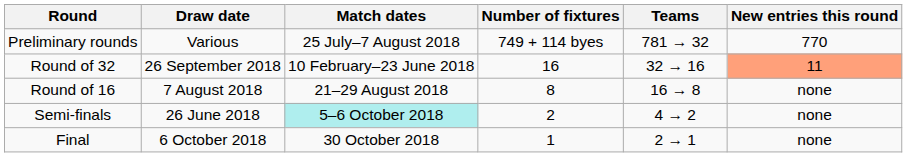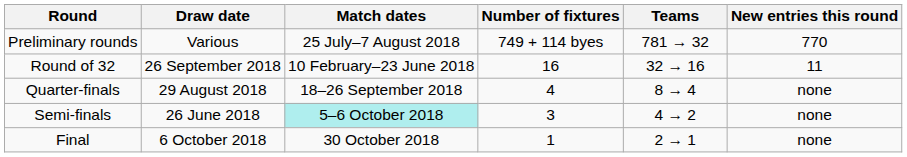(815, 66) lightsalmon background -> (815, 66) no background
- row: (73, 90)
+ row: (73, 90)
(551, 115) 2 -> (551, 115) 3
